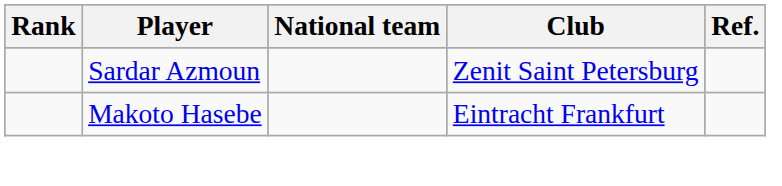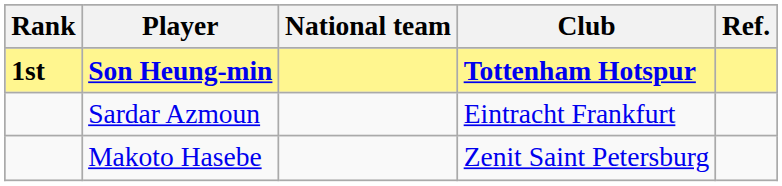+ row: (180, 69)
(576, 69) Zenit Saint Petersburg -> (570, 113) Eintracht Frankfurt
(559, 113) Eintracht Frankfurt -> (586, 157) Zenit Saint Petersburg
